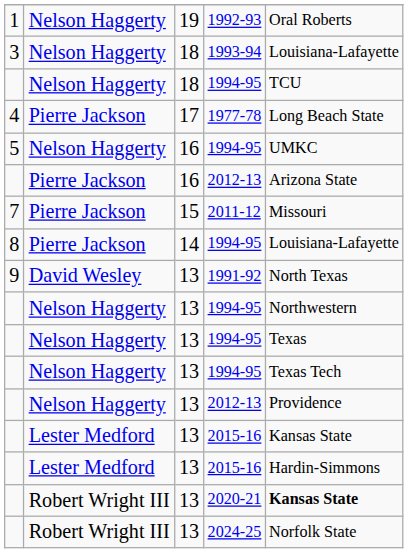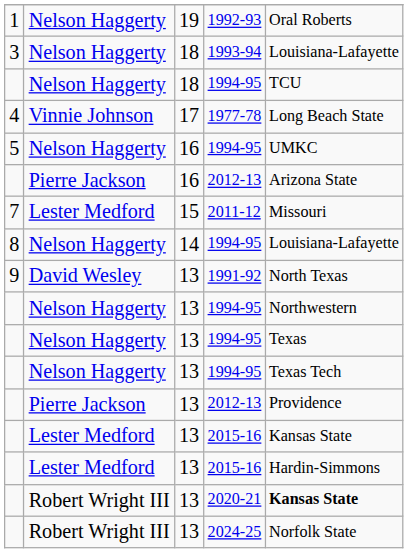(87, 116) Pierre Jackson -> (91, 116) Vinnie Johnson
(87, 212) Pierre Jackson -> (92, 212) Lester Medford
(87, 244) Pierre Jackson -> (97, 244) Nelson Haggerty
(97, 404) Nelson Haggerty -> (87, 404) Pierre Jackson
